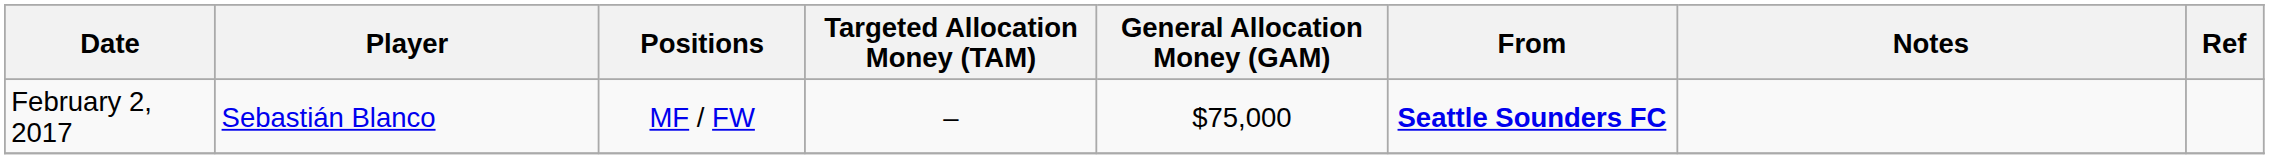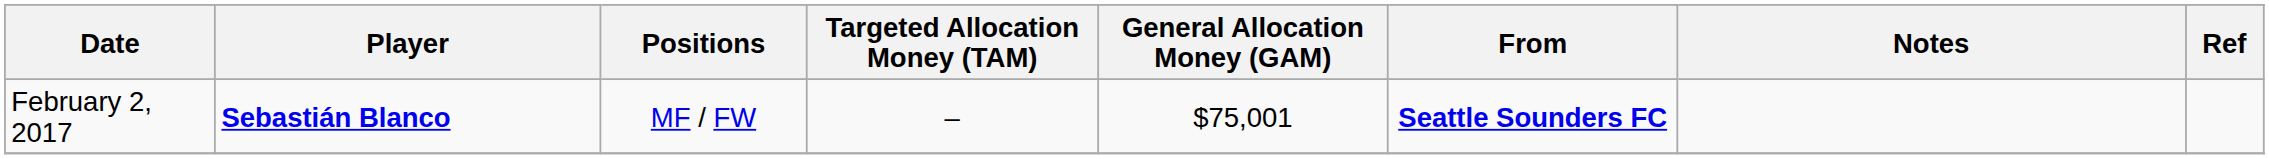(329, 117) normal -> (336, 117) bold
(1242, 117) $75,000 -> (1243, 117) $75,001
